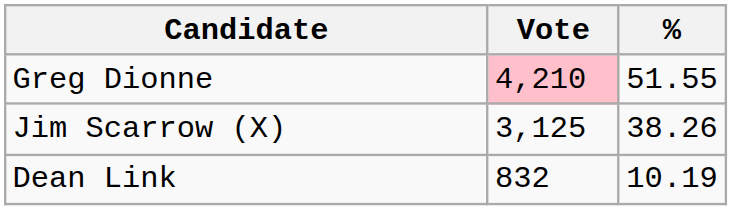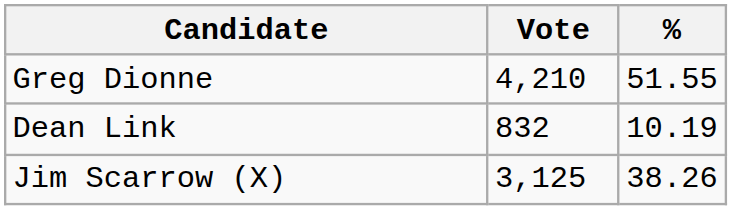(541, 80) pink background -> (541, 80) no background
rows swapped: (149, 129) <-> (95, 179)
